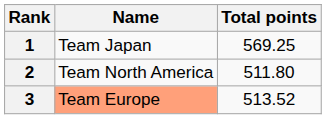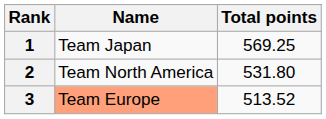(269, 72) 511.80 -> (269, 72) 531.80
